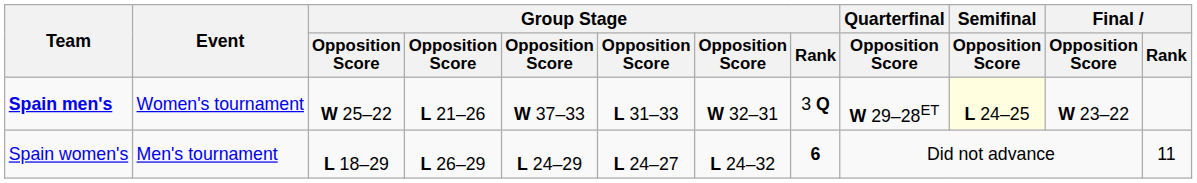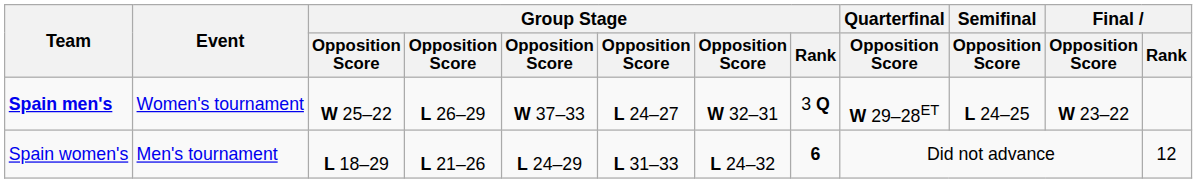(453, 114) L 21–26 -> (453, 114) L 26–29
(646, 114) L 31–33 -> (646, 114) L 24–27
(997, 114) lightyellow background -> (997, 114) no background
(453, 164) L 26–29 -> (453, 164) L 21–26
(646, 164) L 24–27 -> (646, 164) L 31–33
(1166, 154) 11 -> (1166, 154) 12
